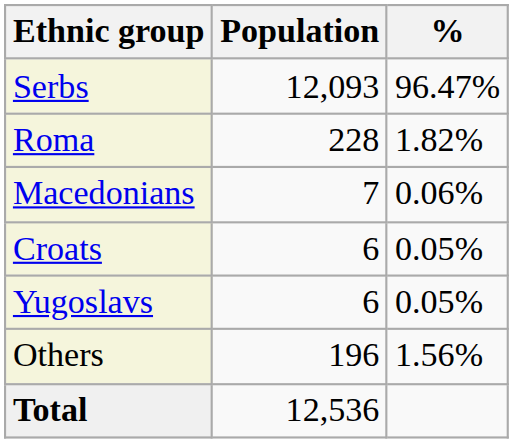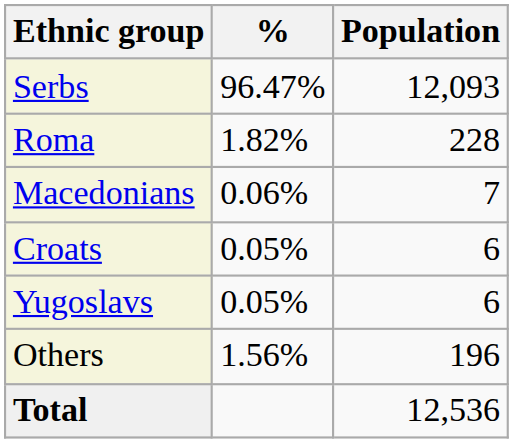columns swapped: (300, 31) <-> (448, 31)
